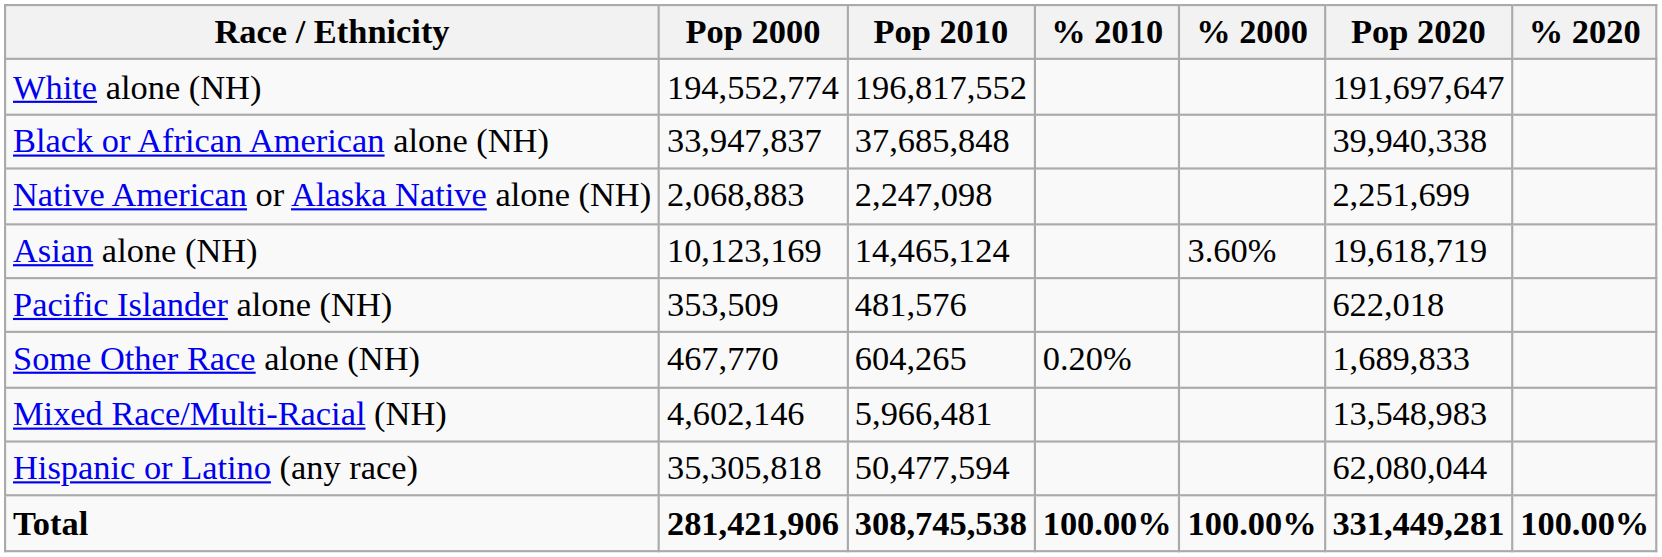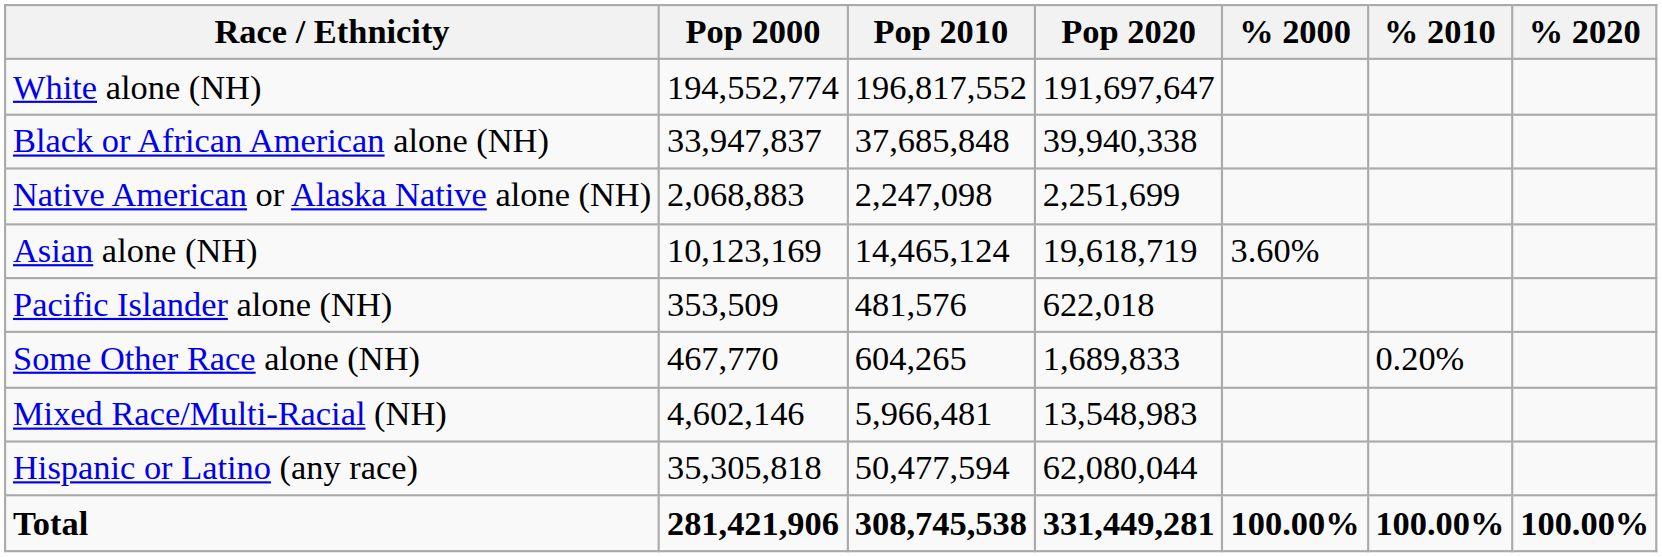columns swapped: (1418, 31) <-> (1107, 31)
